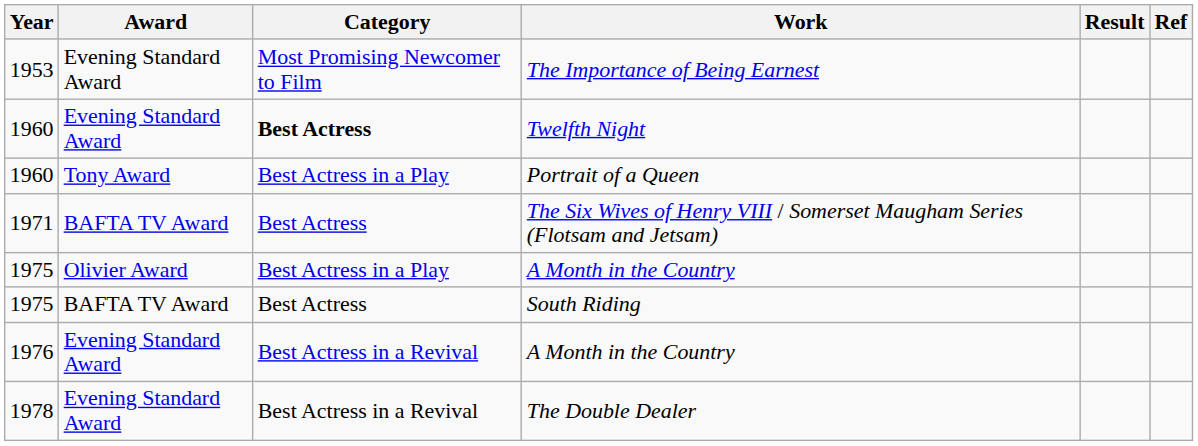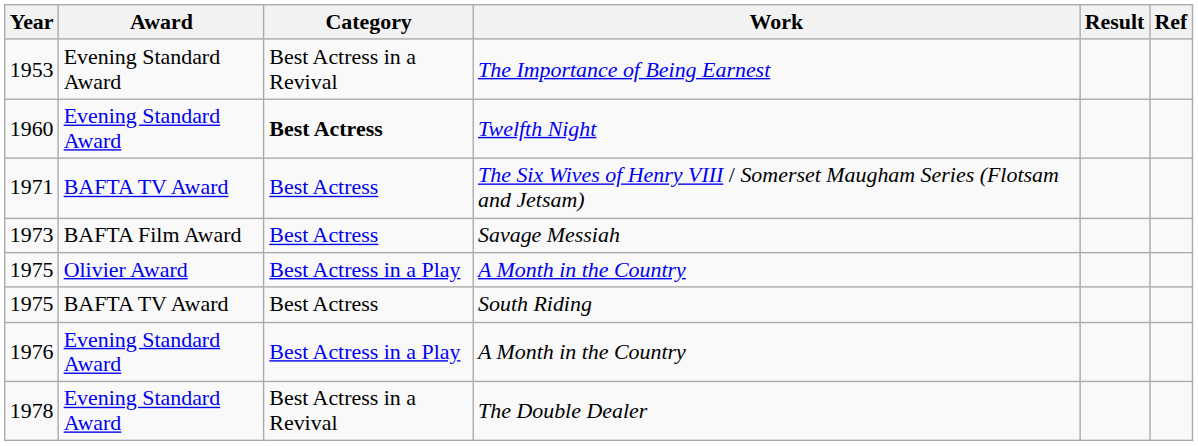(379, 68) Most Promising Newcomer to Film -> (343, 68) Best Actress in a Revival
- row: (32, 175)
+ row: (32, 234)
(368, 351) Best Actress in a Revival -> (365, 351) Best Actress in a Play
